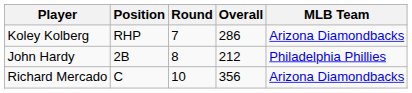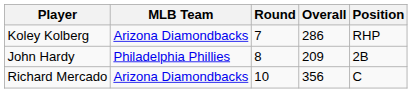columns swapped: (139, 14) <-> (337, 14)
(230, 56) 212 -> (313, 56) 209
